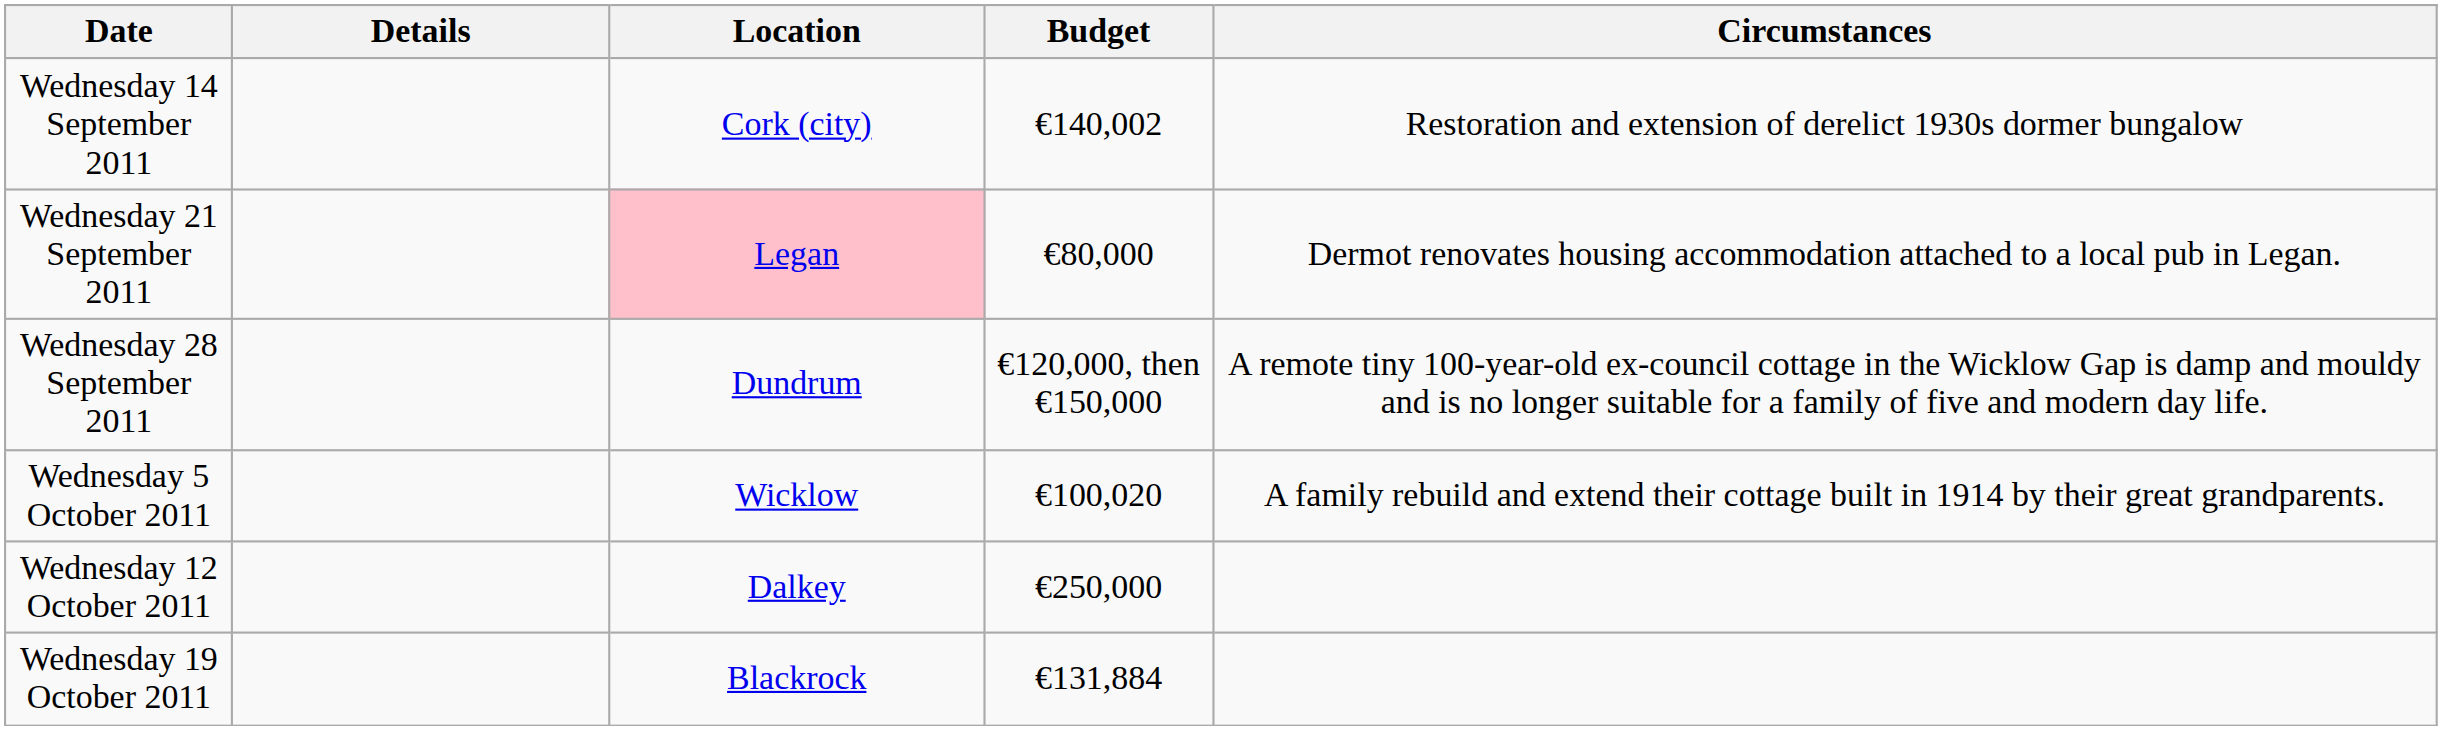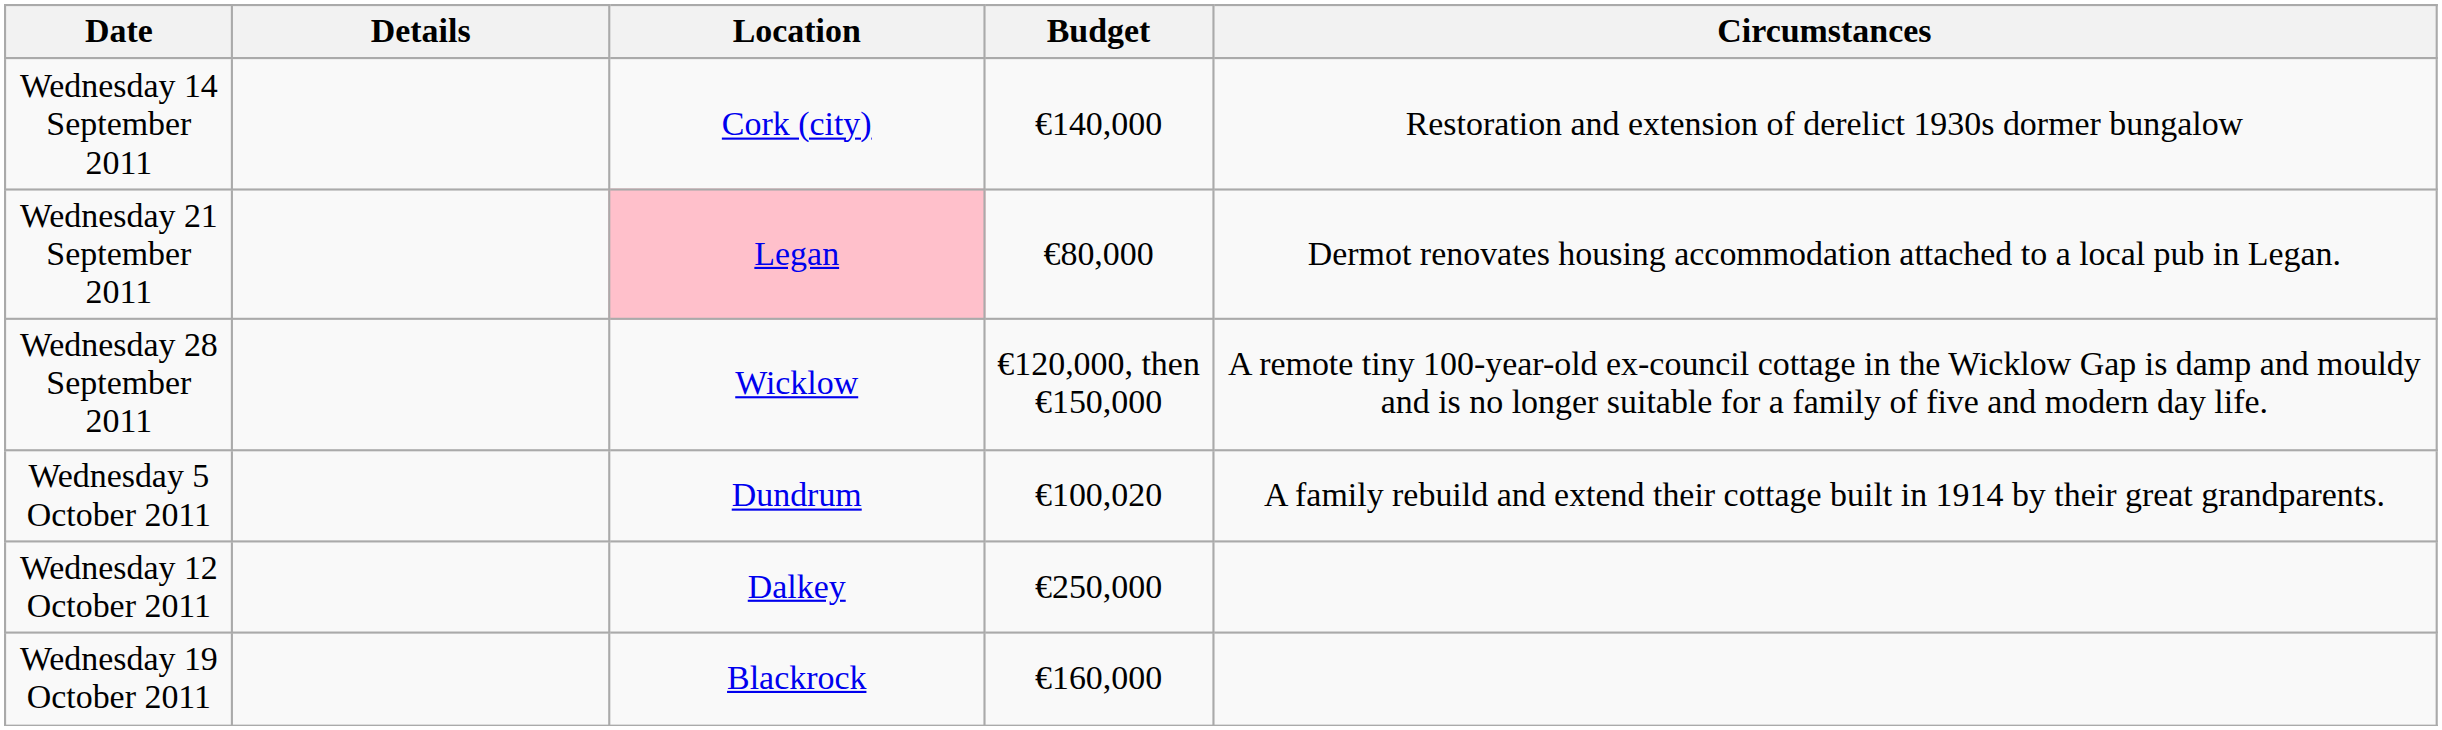(1099, 123) €140,002 -> (1099, 123) €140,000
(797, 383) Dundrum -> (797, 383) Wicklow
(797, 494) Wicklow -> (797, 494) Dundrum
(1099, 678) €131,884 -> (1099, 678) €160,000
